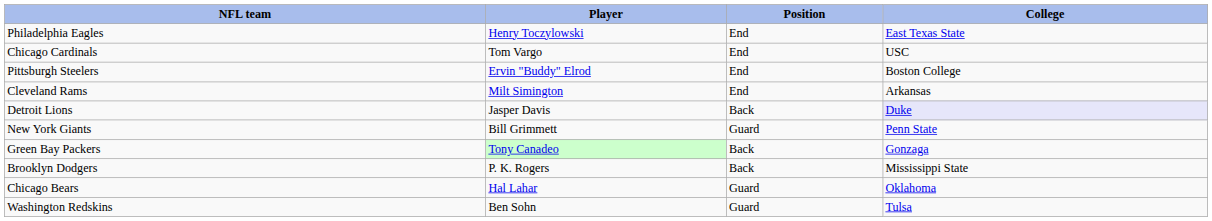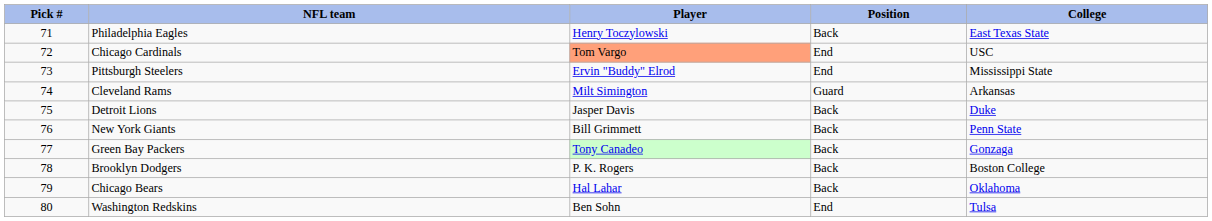+ column: (46, 14)
(739, 33) End -> (826, 33) Back
(515, 52) no background -> (599, 52) lightsalmon background
(923, 71) Boston College -> (1011, 71) Mississippi State
(739, 91) End -> (828, 91) Guard
(899, 110) lavender background -> (983, 110) no background
(744, 129) Guard -> (826, 129) Back
(927, 168) Mississippi State -> (1007, 168) Boston College
(744, 187) Guard -> (826, 187) Back
(744, 206) Guard -> (823, 206) End
